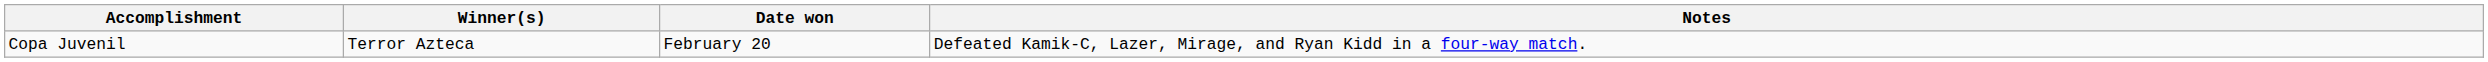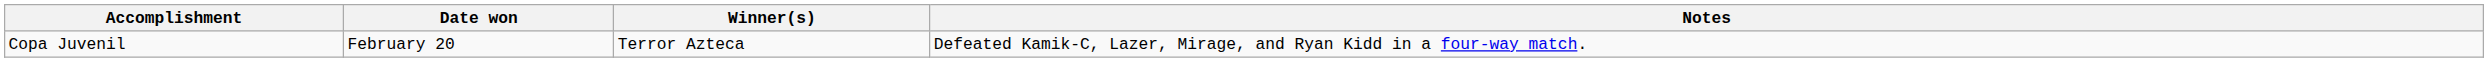columns swapped: (502, 18) <-> (795, 18)
